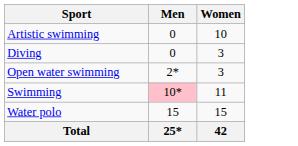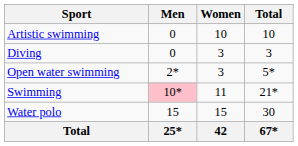+ column: (269, 14)
